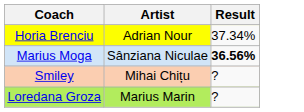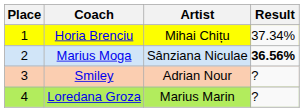+ column: (24, 14)
(157, 35) Adrian Nour -> (197, 35) Mihai Chițu
(157, 76) Mihai Chițu -> (197, 76) Adrian Nour
